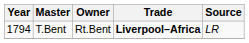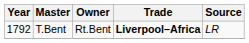(19, 30) 1794 -> (19, 30) 1792
